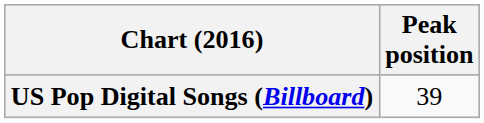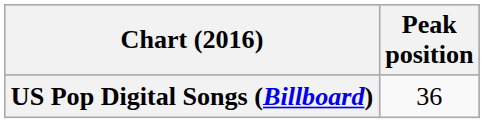(429, 95) 39 -> (429, 95) 36
